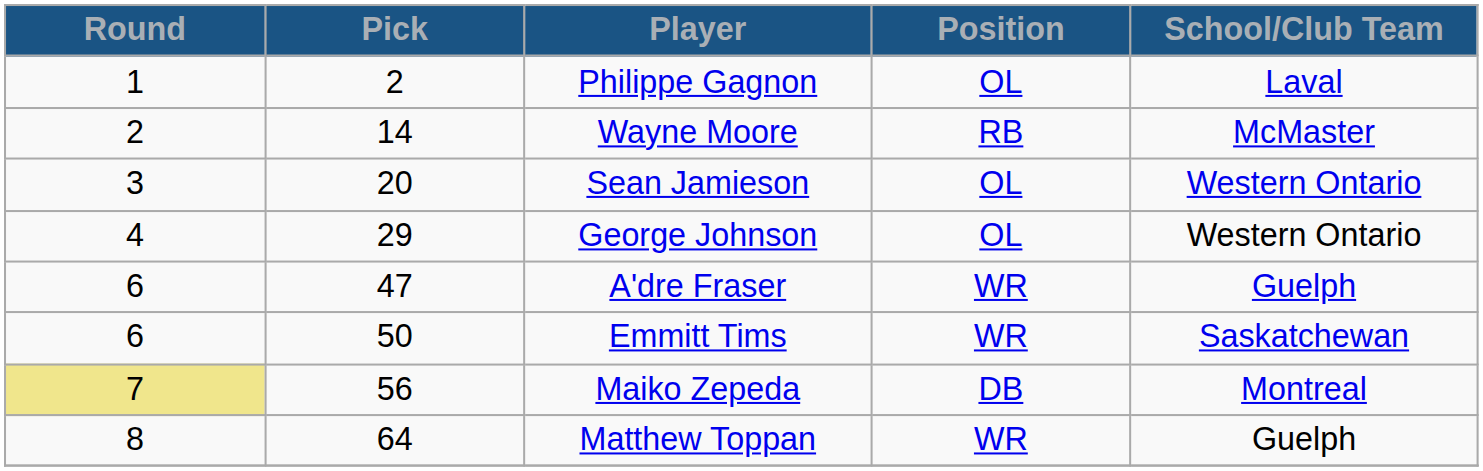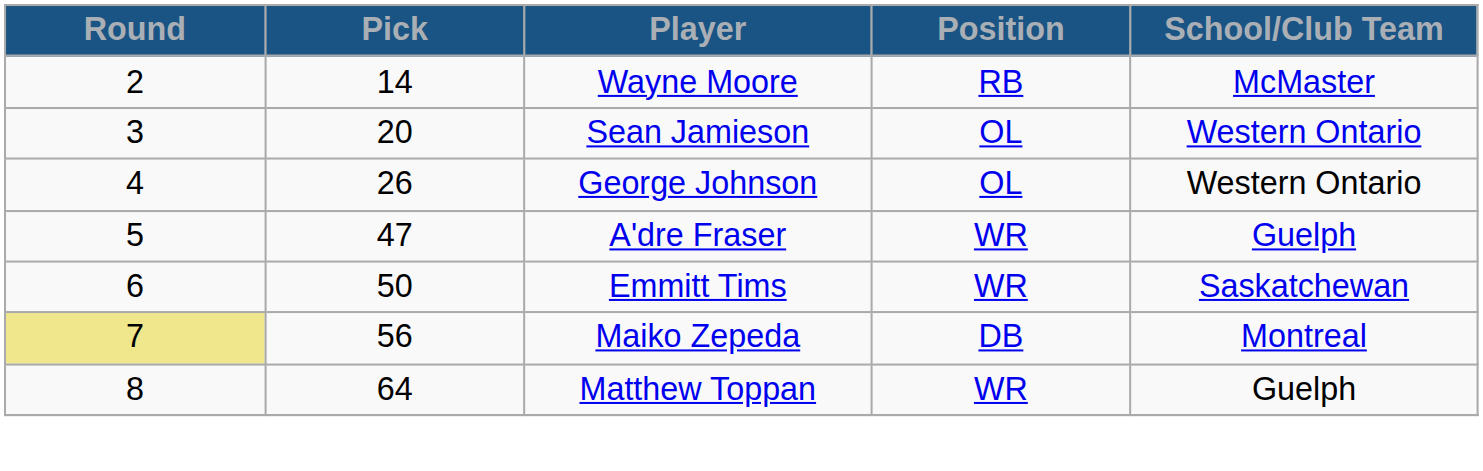- row: (698, 81)
(395, 235) 29 -> (395, 183) 26
(135, 286) 6 -> (135, 235) 5
